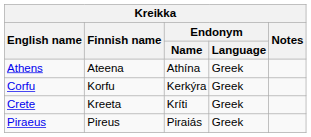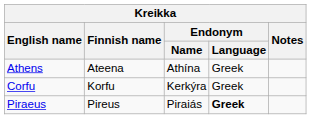- row: (21, 104)
(227, 123) normal -> (228, 104) bold
